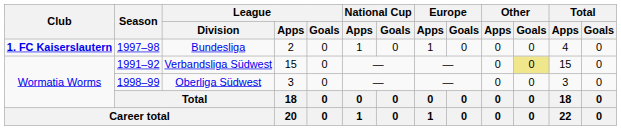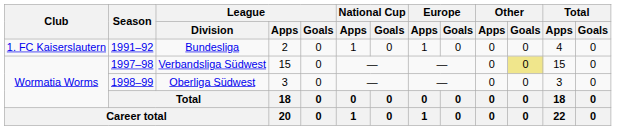(59, 47) bold -> (56, 47) normal
(138, 47) 1997–98 -> (132, 47) 1991–92
(138, 64) 1991–92 -> (132, 64) 1997–98
